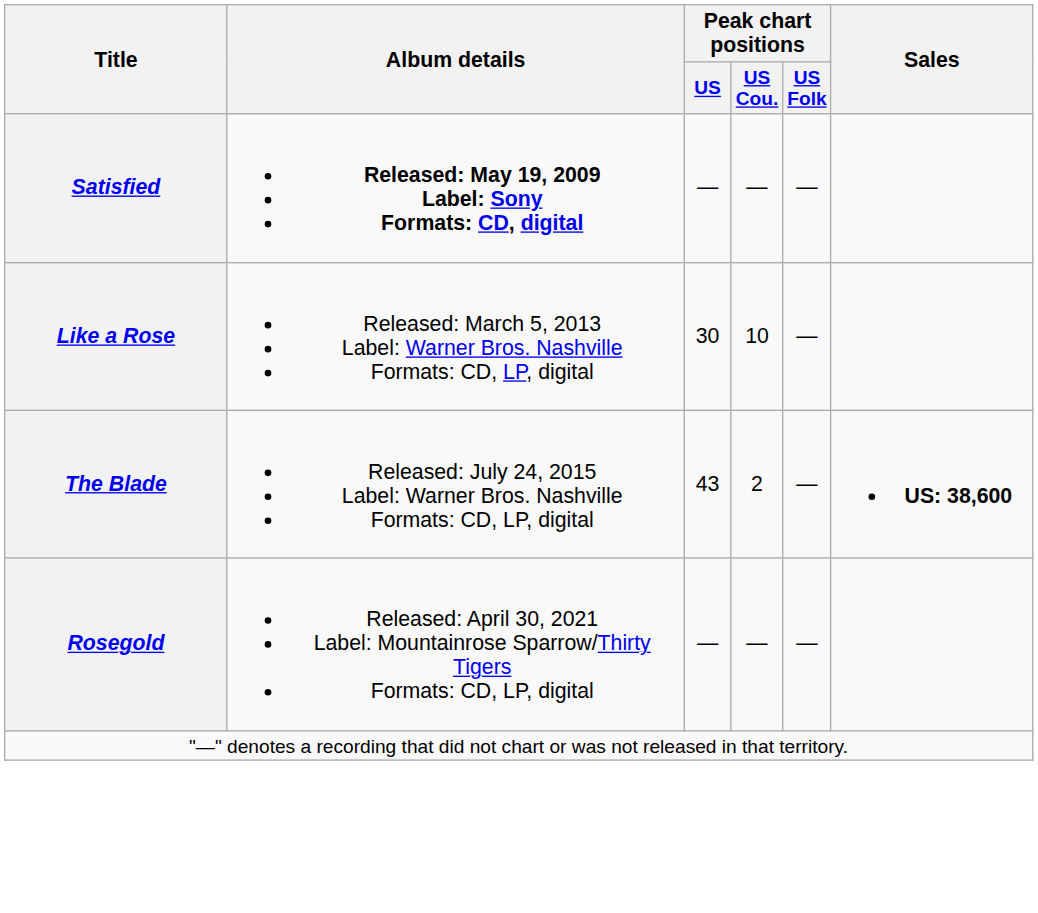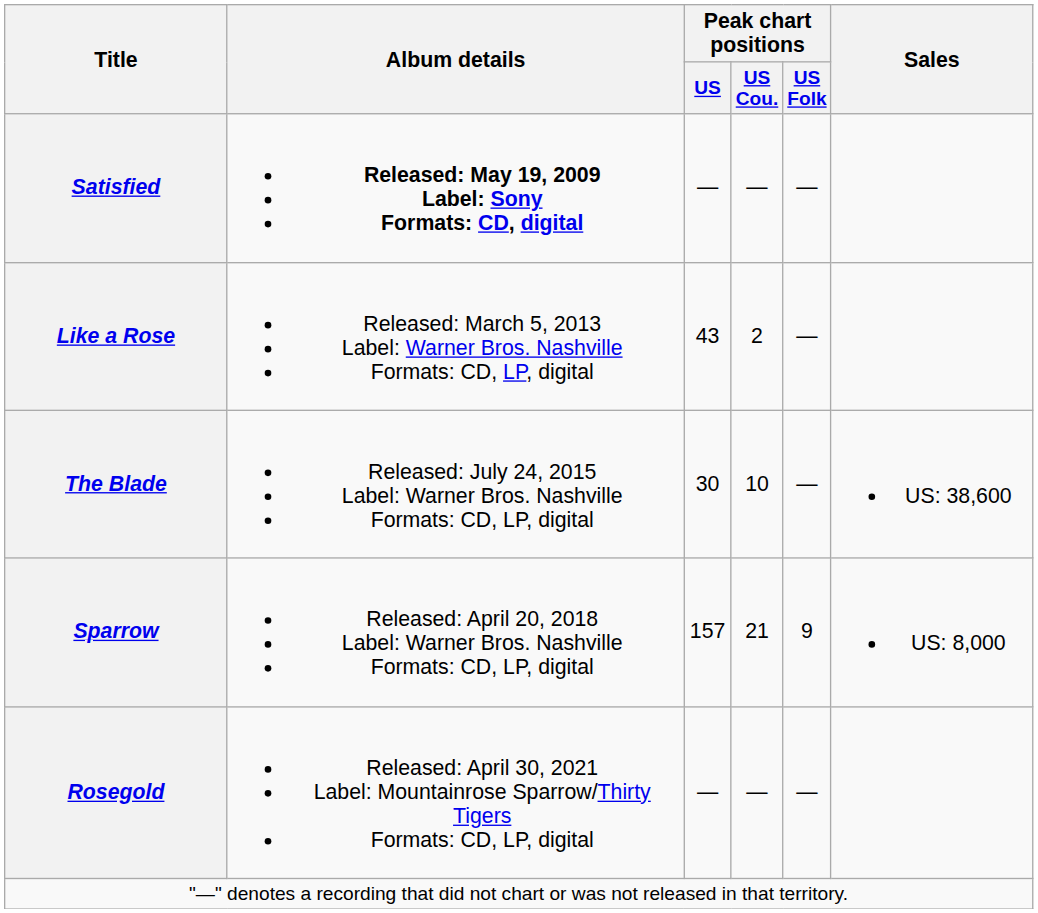(708, 335) 30 -> (708, 335) 43
(757, 335) 10 -> (757, 335) 2
(708, 484) 43 -> (708, 484) 30
(757, 484) 2 -> (757, 484) 10
(932, 496) bold -> (932, 496) normal
+ row: (116, 632)
